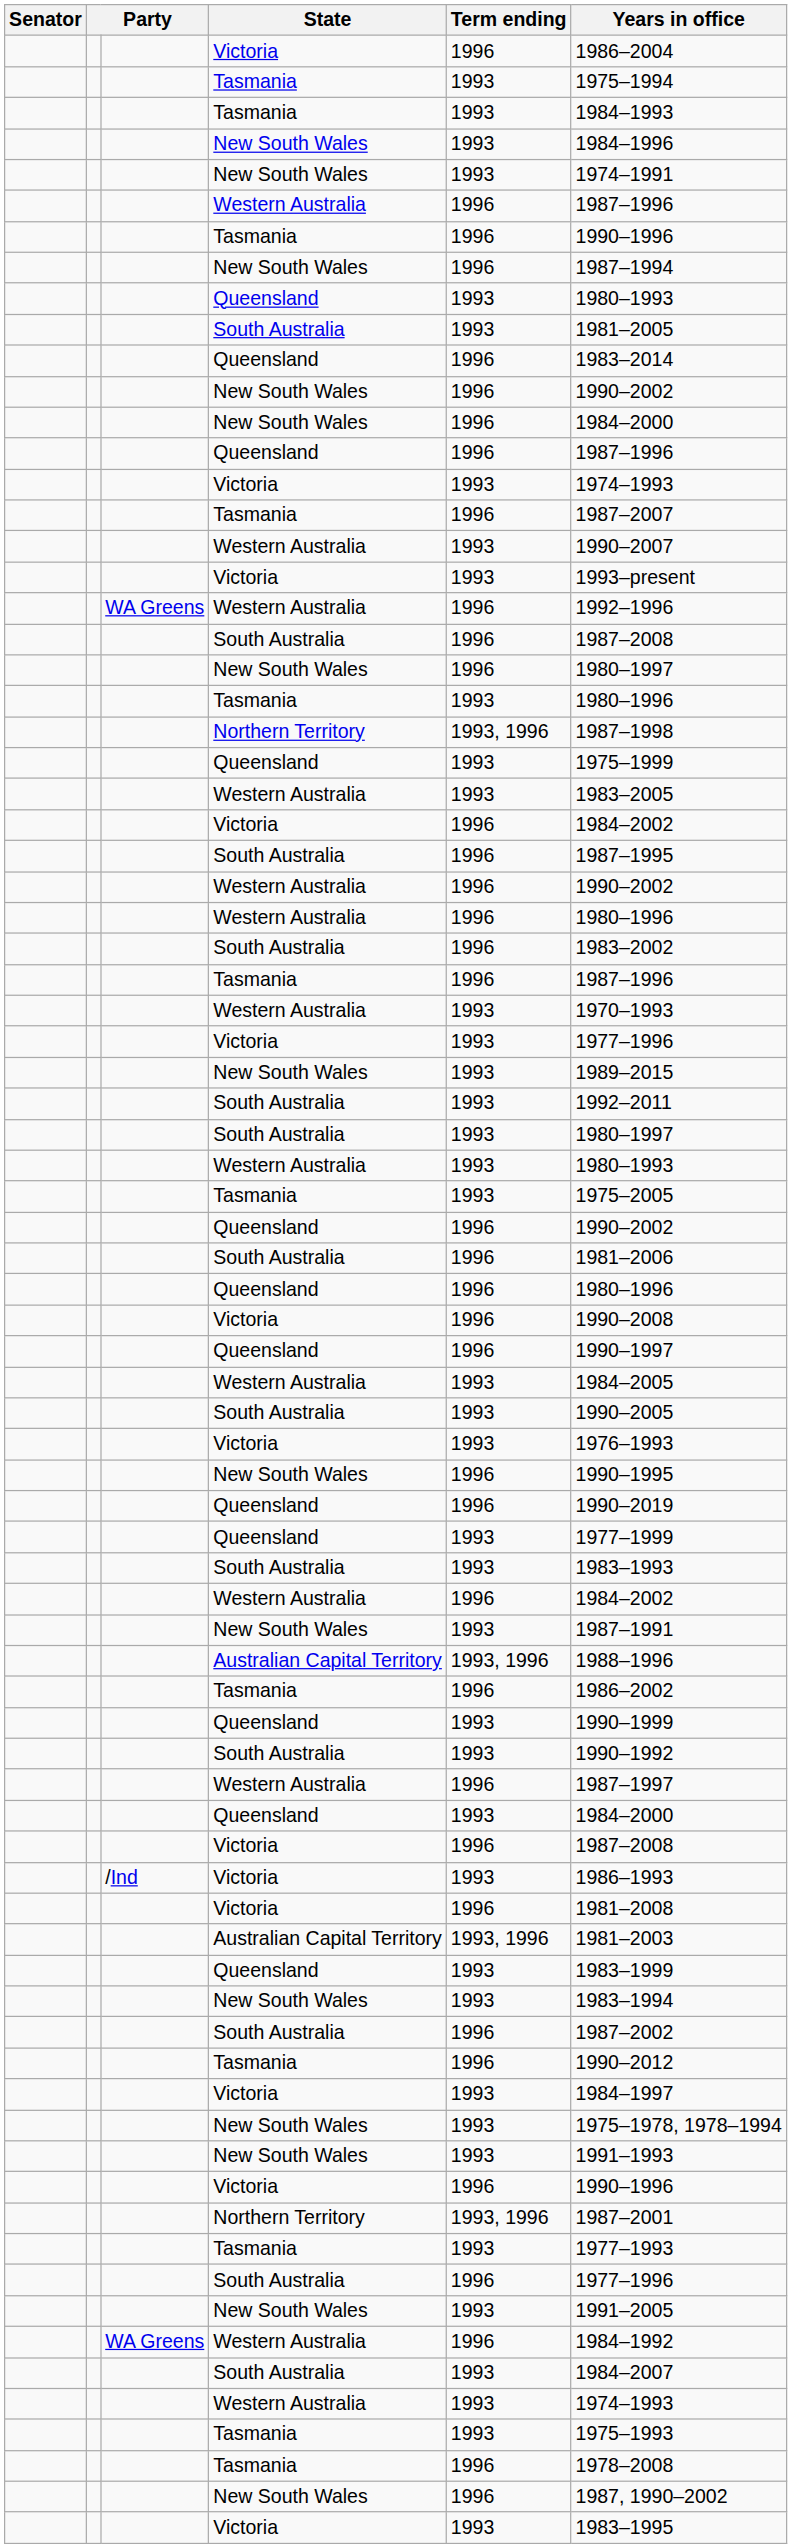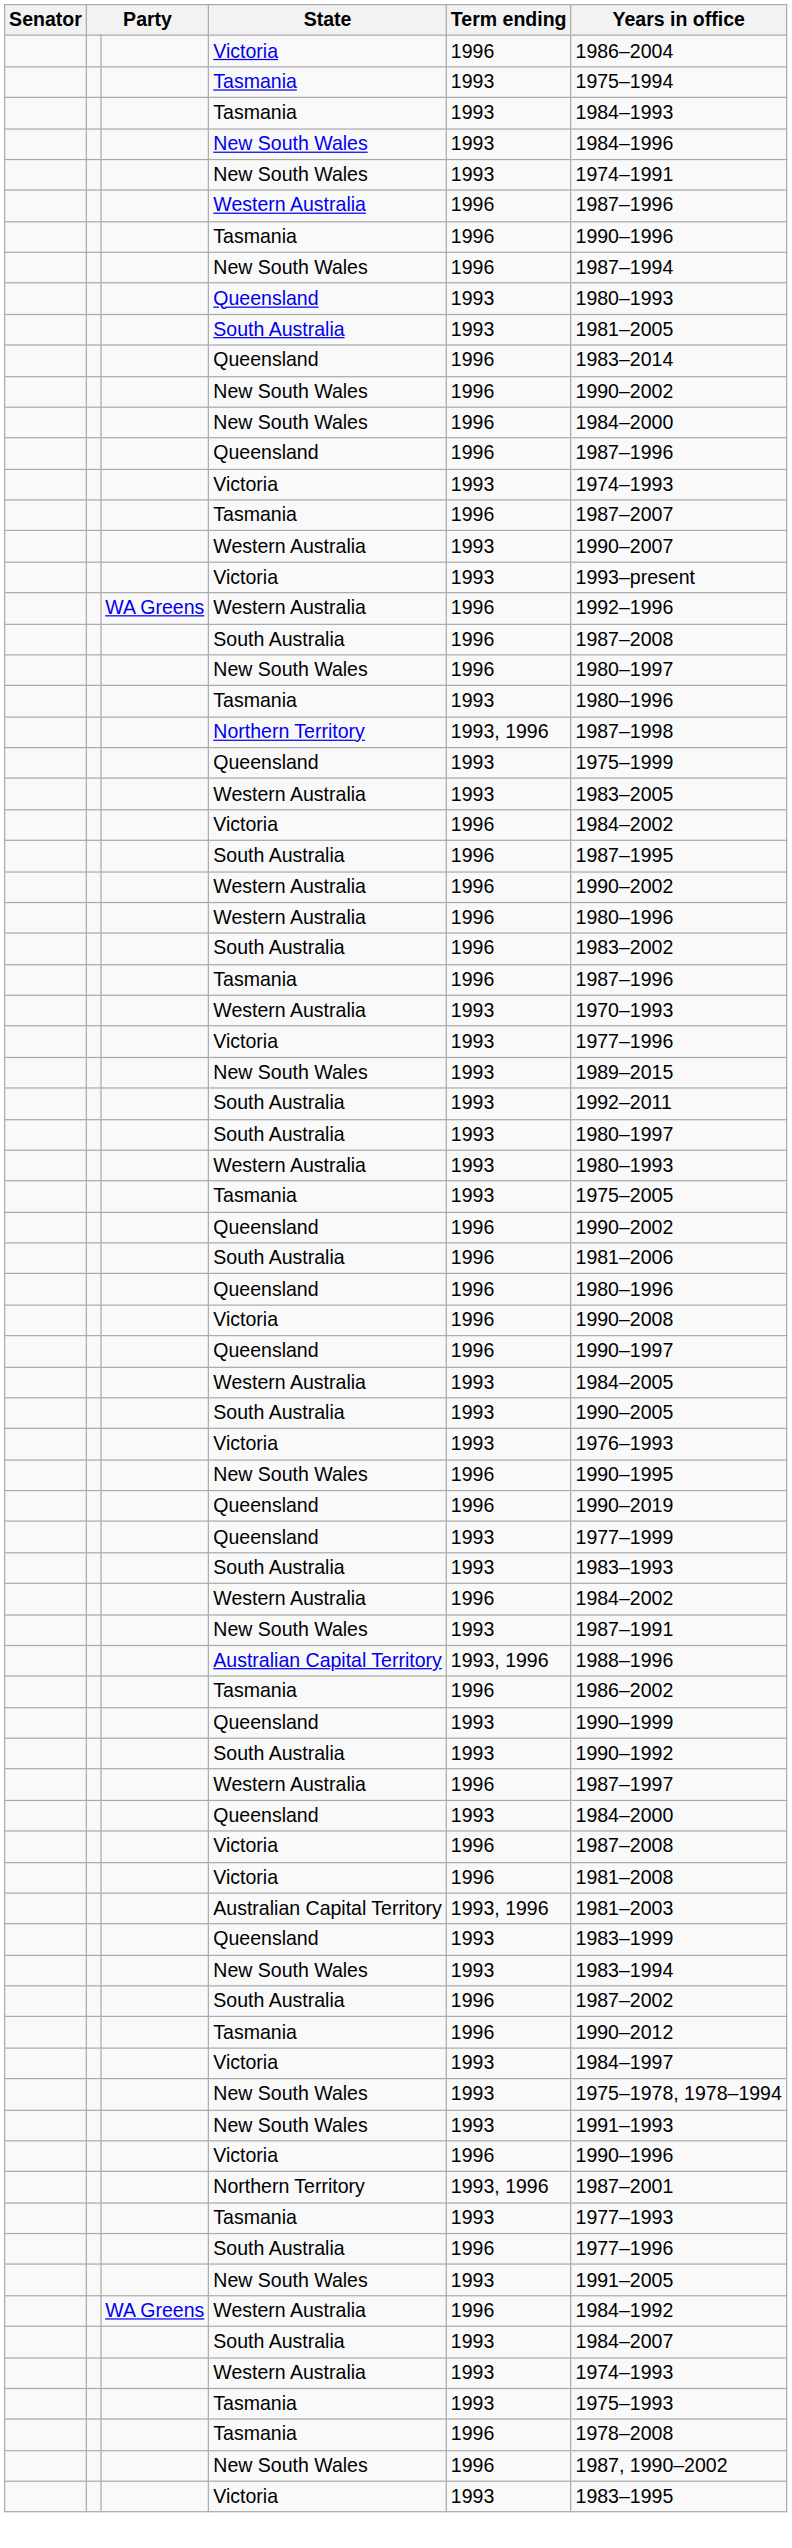- row: (122, 1877)
